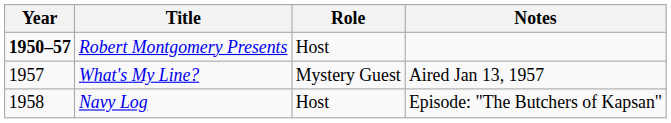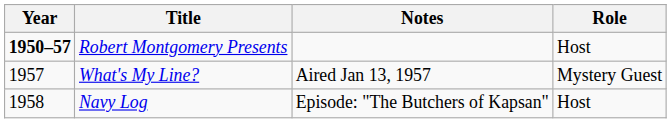columns swapped: (348, 18) <-> (536, 18)
